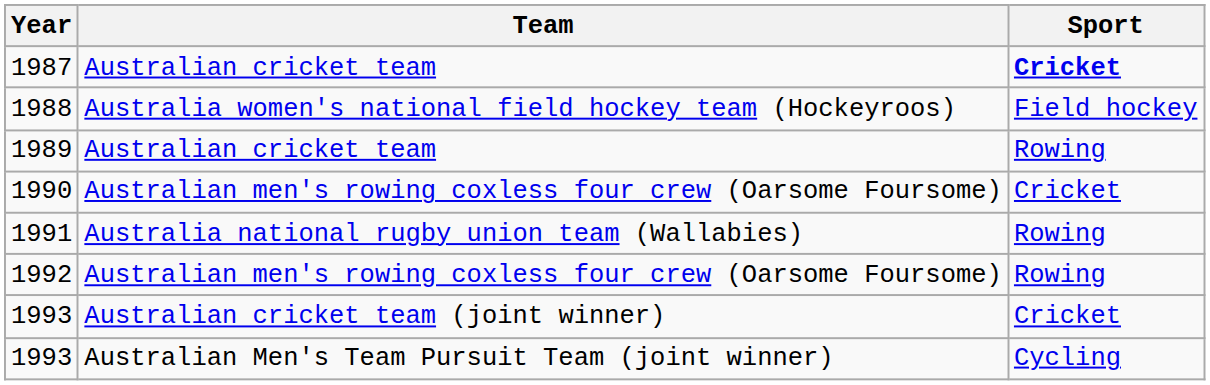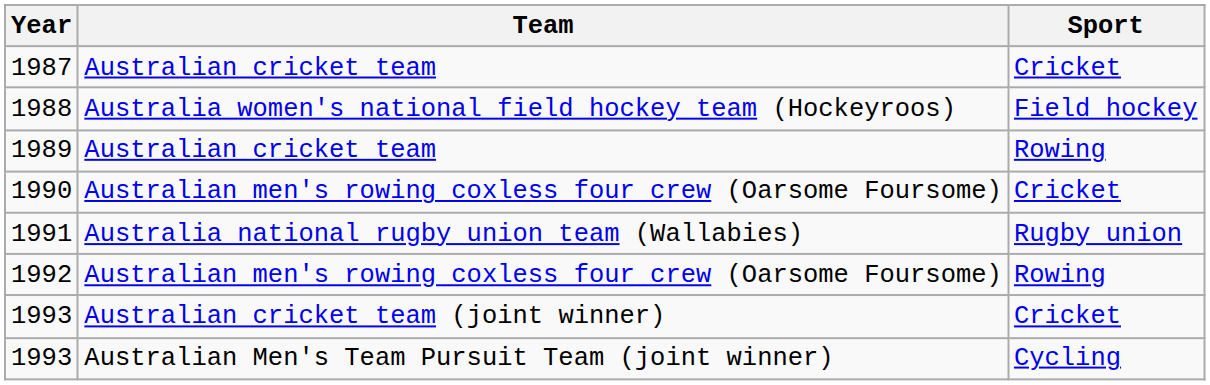(1067, 67) bold -> (1067, 67) normal
(1060, 233) Rowing -> (1098, 233) Rugby union
